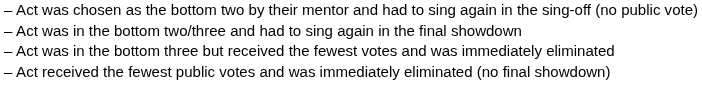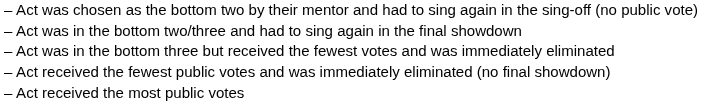+ row: (130, 93)
